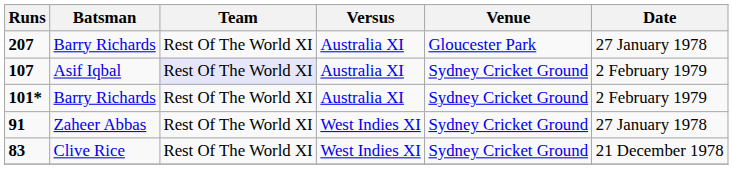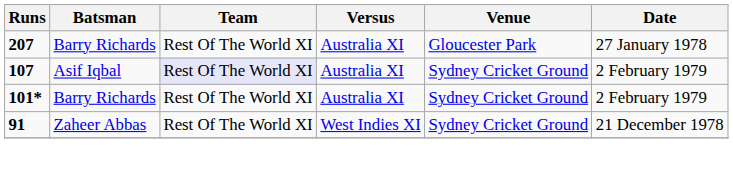(651, 124) 27 January 1978 -> (660, 124) 21 December 1978
- row: (17, 151)
